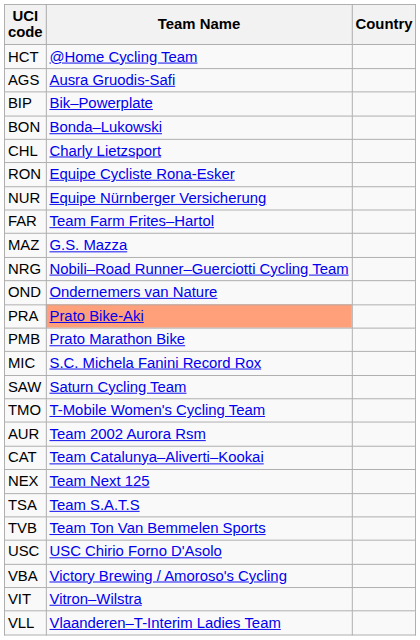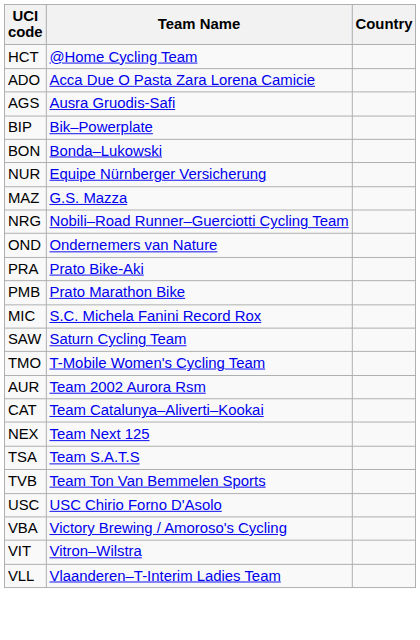+ row: (24, 80)
- row: (23, 151)
- row: (24, 174)
- row: (22, 221)
(97, 316) lightsalmon background -> (97, 269) no background
